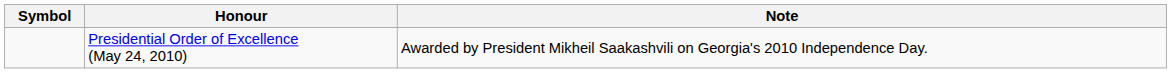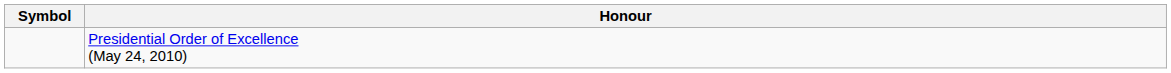- column: (782, 16)
